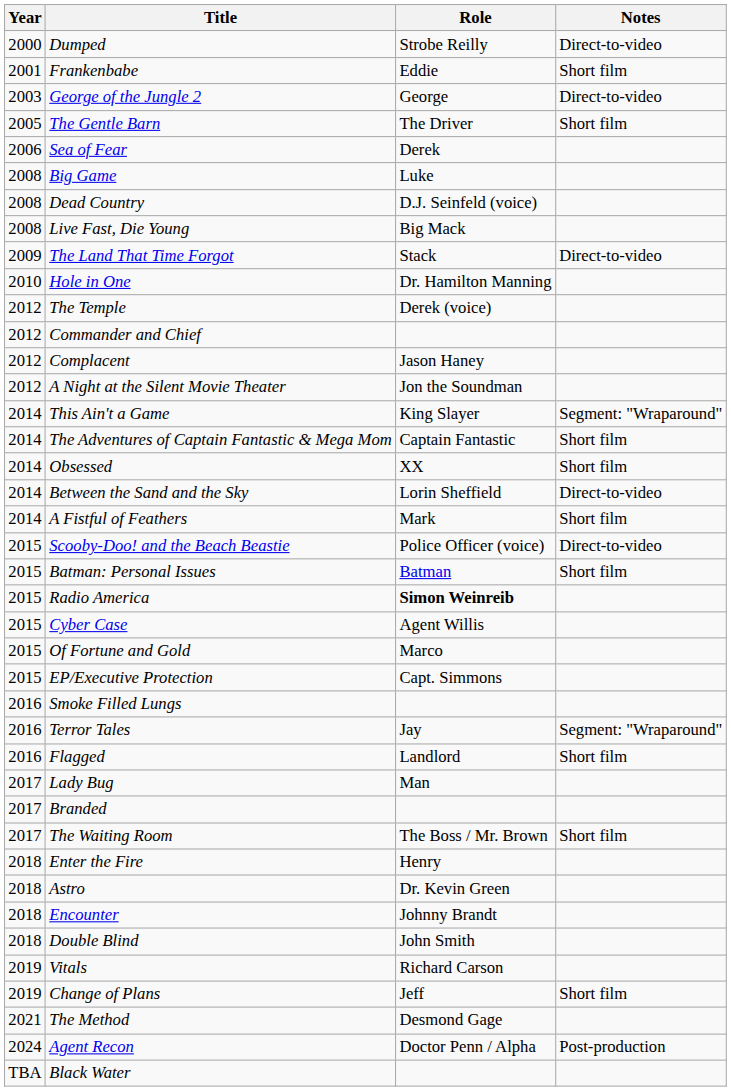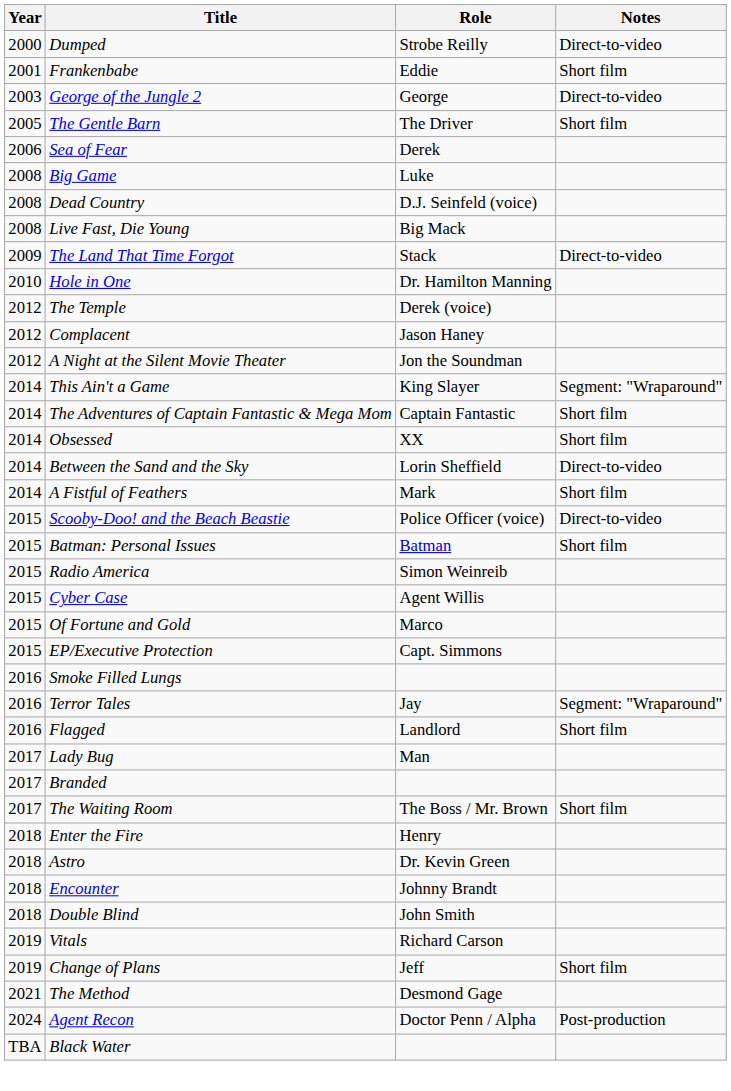- row: (125, 334)
(457, 598) bold -> (453, 571) normal
